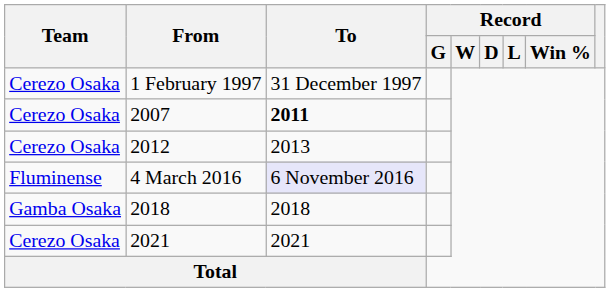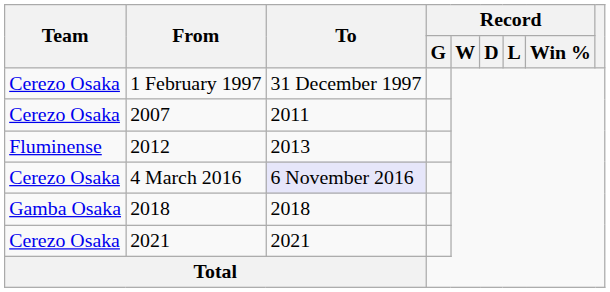(290, 114) bold -> (290, 114) normal
(65, 146) Cerezo Osaka -> (55, 146) Fluminense
(55, 177) Fluminense -> (65, 177) Cerezo Osaka
